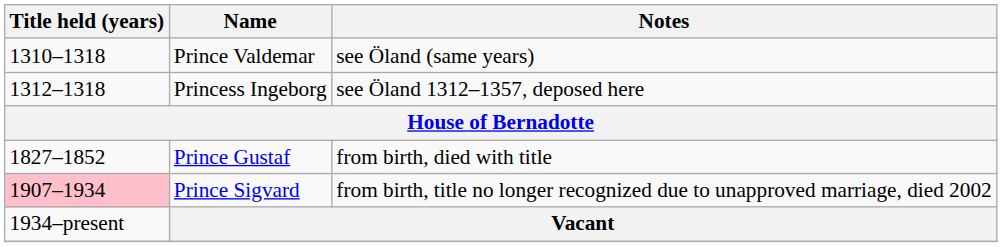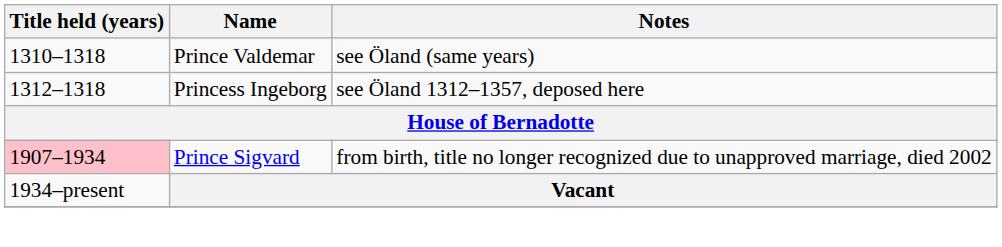- row: (232, 156)
